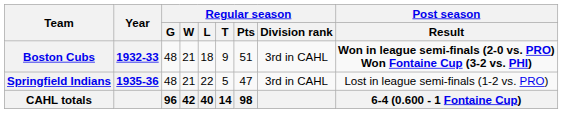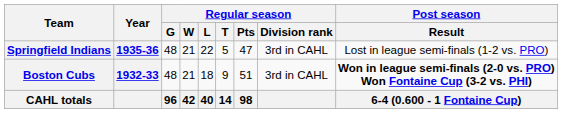rows swapped: (59, 57) <-> (59, 81)
